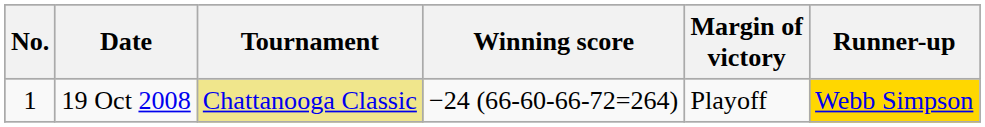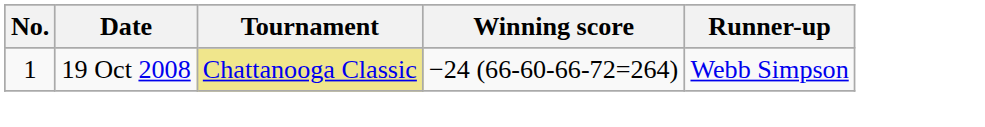- column: (747, 41)
(894, 100) gold background -> (770, 69) no background
